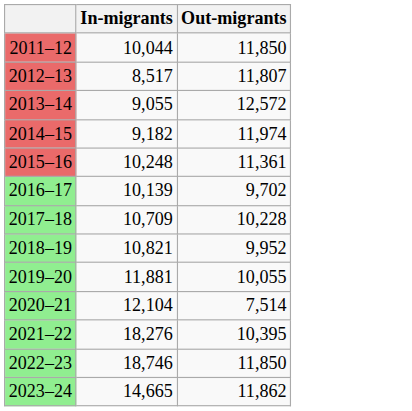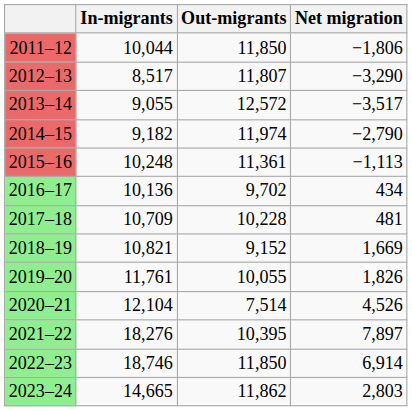+ column: (349, 18)
(148, 190) 10,139 -> (148, 190) 10,136
(266, 248) 9,952 -> (266, 248) 9,152
(148, 276) 11,881 -> (148, 276) 11,761
